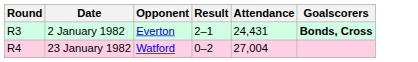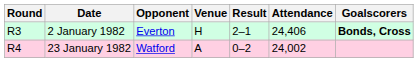+ column: (211, 13)
(251, 31) 24,431 -> (289, 31) 24,406
(251, 48) 27,004 -> (289, 48) 24,002
